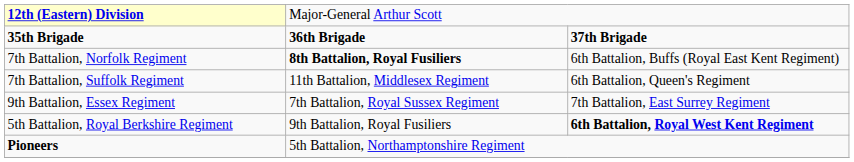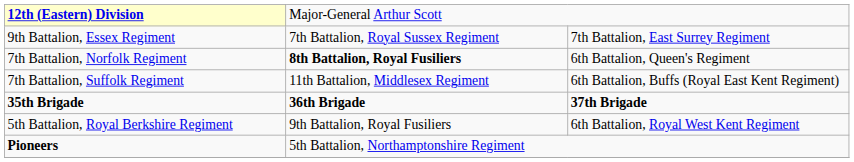rows swapped: (46, 37) <-> (91, 102)
(705, 59) 6th Battalion, Buffs (Royal East Kent Regiment) -> (660, 59) 6th Battalion, Queen's Regiment
(660, 80) 6th Battalion, Queen's Regiment -> (705, 80) 6th Battalion, Buffs (Royal East Kent Regiment)
(692, 124) bold -> (685, 124) normal
